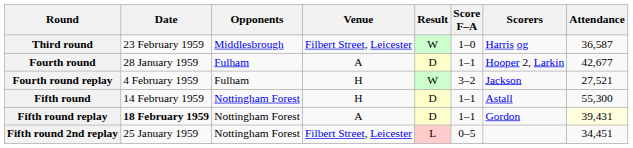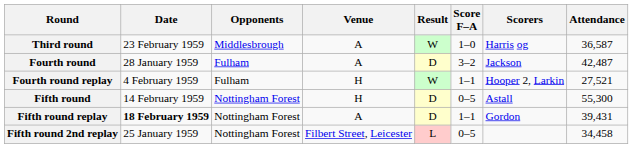(358, 44) Filbert Street, Leicester -> (358, 44) A
(467, 62) 1–1 -> (467, 62) 3–2
(525, 62) Hooper 2, Larkin -> (503, 62) Jackson
(597, 62) 42,677 -> (597, 62) 42,487
(467, 80) 3–2 -> (467, 80) 1–1
(503, 80) Jackson -> (525, 80) Hooper 2, Larkin
(467, 98) 1–1 -> (467, 98) 0–5
(597, 116) lightyellow background -> (597, 116) no background
(597, 134) 34,451 -> (597, 134) 34,458
